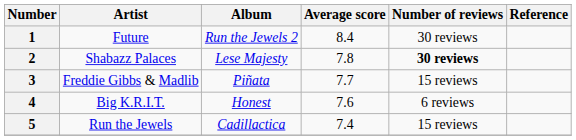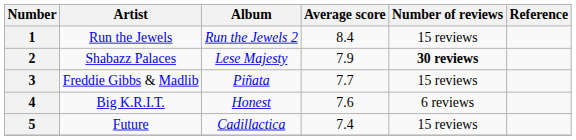(131, 37) Future -> (131, 37) Run the Jewels
(448, 37) 30 reviews -> (448, 37) 15 reviews
(345, 59) 7.8 -> (345, 59) 7.9
(131, 124) Run the Jewels -> (131, 124) Future
